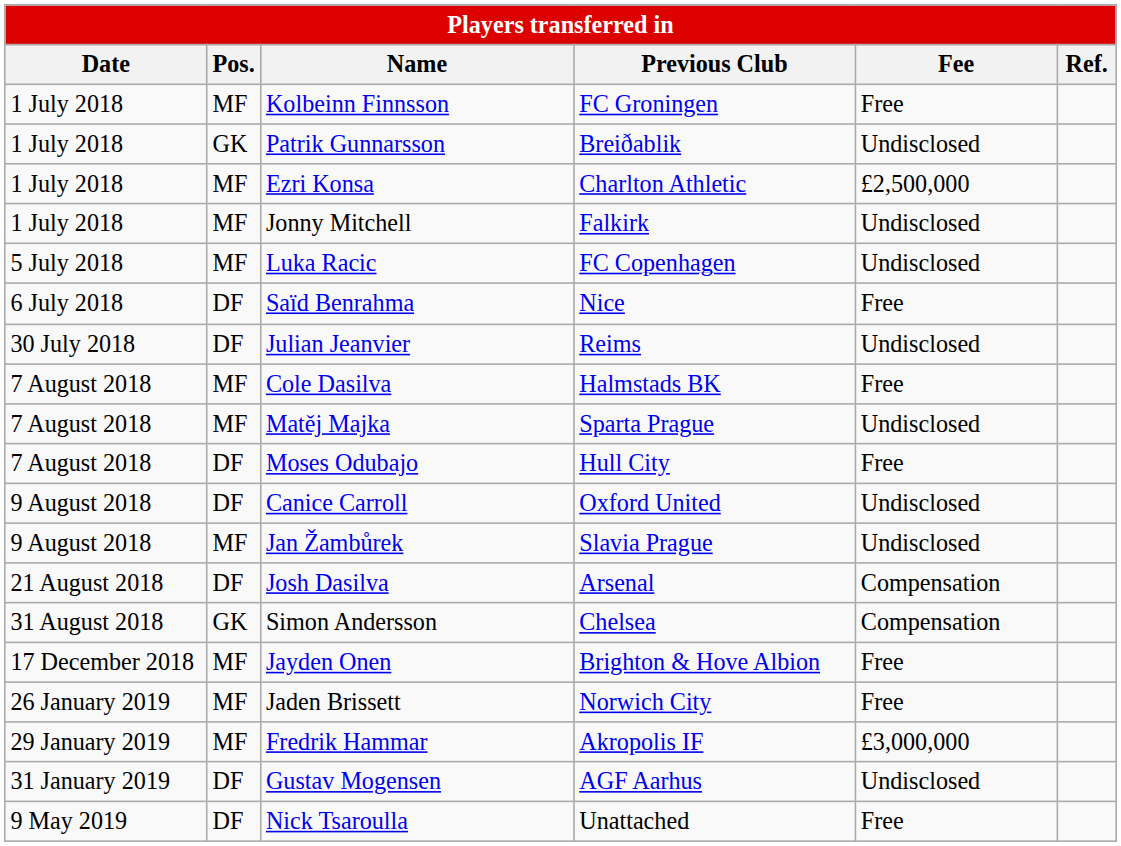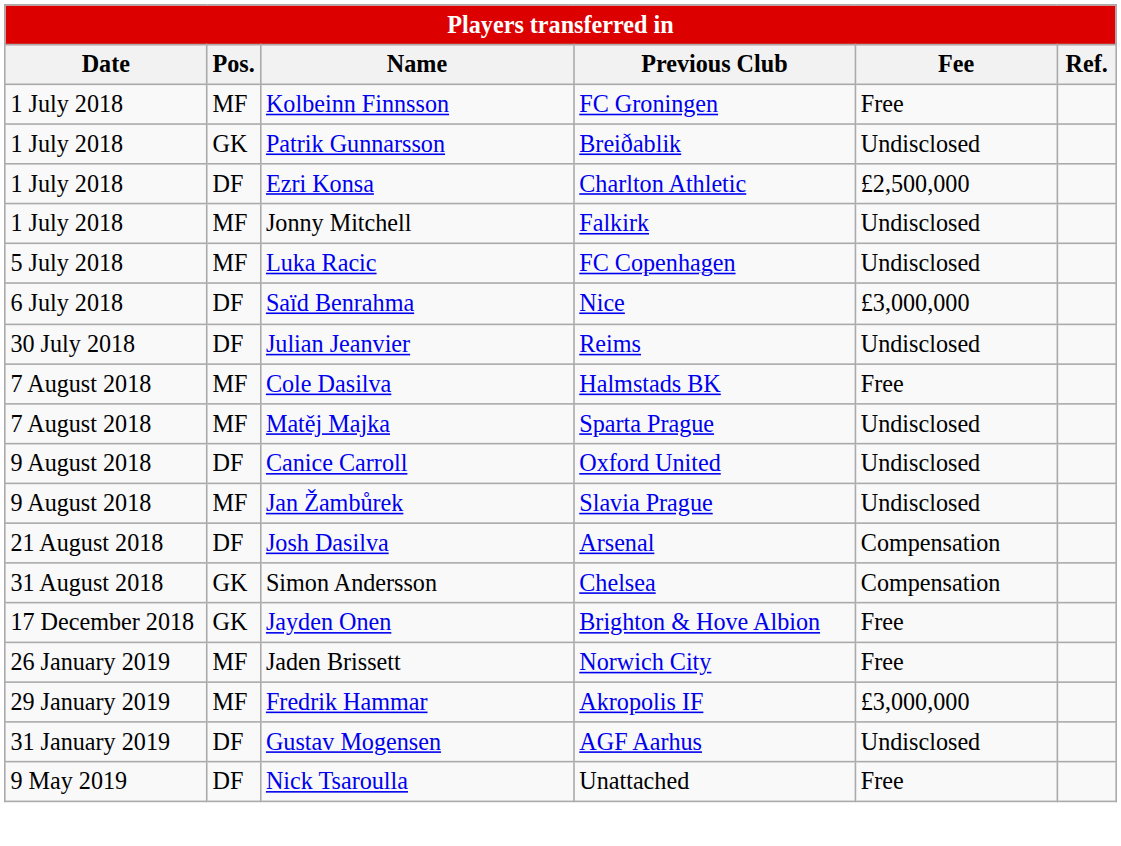(230, 184) MF -> (228, 184) DF
(882, 303) Free -> (915, 303) £3,000,000
- row: (342, 462)
(230, 662) MF -> (230, 622) GK
